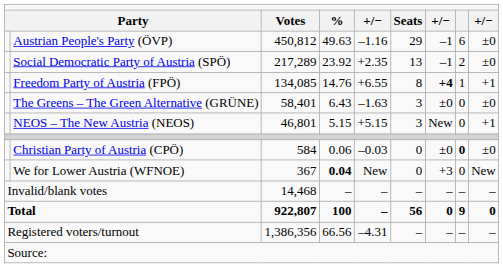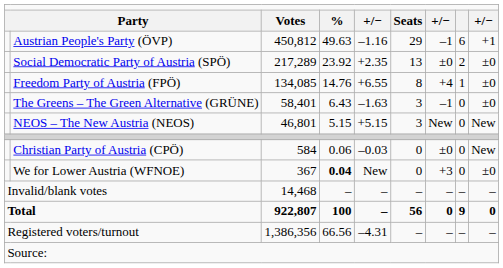(489, 41) ±0 -> (489, 41) +1
(446, 61) –1 -> (446, 61) ±0
(446, 82) bold -> (446, 82) normal
(489, 82) +1 -> (489, 82) ±0
(446, 102) ±0 -> (446, 102) –1
(489, 123) +1 -> (483, 123) New
(462, 150) bold -> (462, 150) normal
(489, 150) ±0 -> (483, 150) New
(483, 170) New -> (489, 170) ±0
